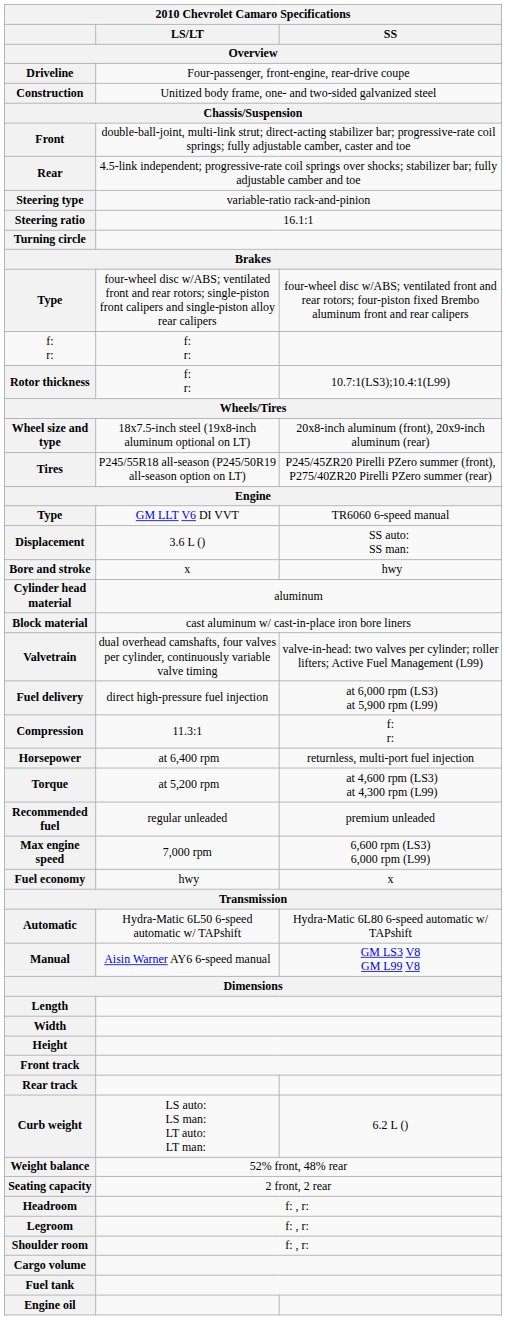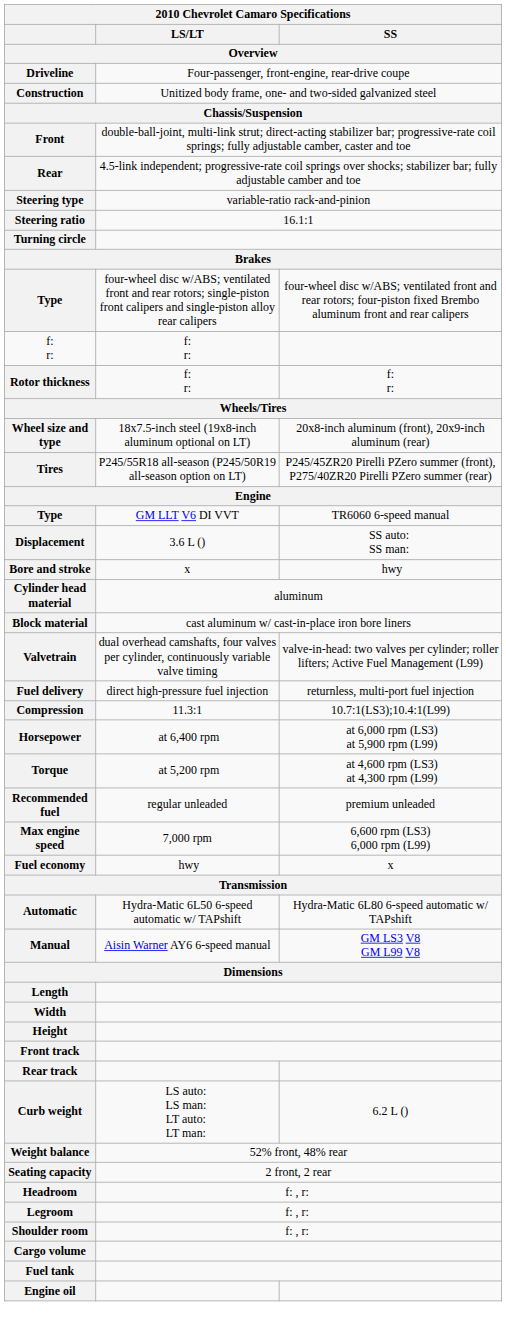(390, 382) 10.7:1(LS3);10.4:1(L99) -> (390, 382) f: r:
(390, 698) at 6,000 rpm (LS3) at 5,900 rpm (L99) -> (390, 690) returnless, multi-port fuel injection
(390, 731) f: r: -> (390, 710) 10.7:1(LS3);10.4:1(L99)
(390, 758) returnless, multi-port fuel injection -> (390, 737) at 6,000 rpm (LS3) at 5,900 rpm (L99)
